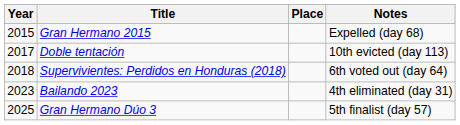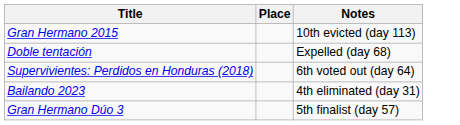- column: (21, 14)
(376, 33) Expelled (day 68) -> (356, 33) 10th evicted (day 113)
(389, 52) 10th evicted (day 113) -> (344, 52) Expelled (day 68)
